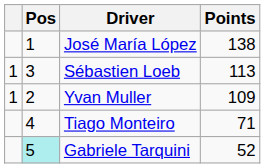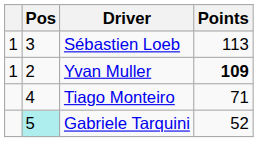- row: (130, 44)
(242, 97) normal -> (235, 71) bold
